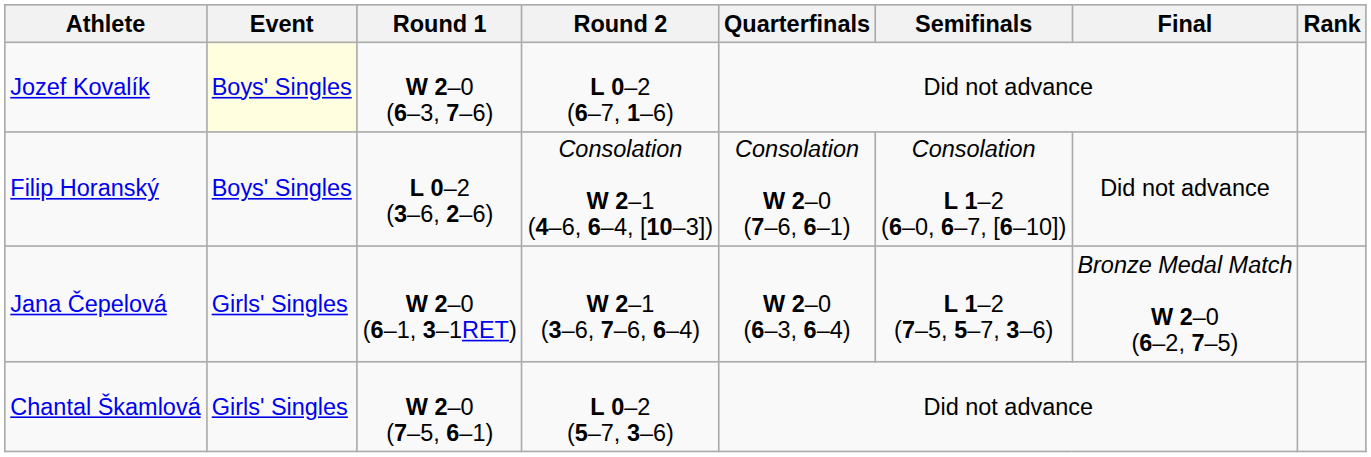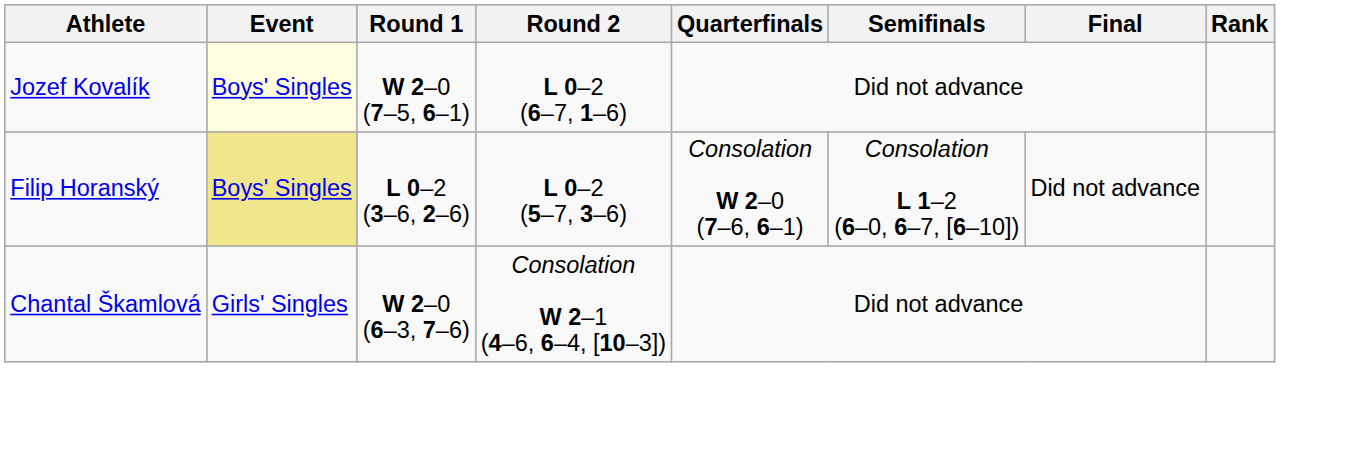(440, 100) W 2–0 (6–3, 7–6) -> (416, 100) W 2–0 (7–5, 6–1)
(282, 189) no background -> (282, 189) khaki background
(620, 189) Consolation W 2–1 (4–6, 6–4, [10–3]) -> (573, 202) L 0–2 (5–7, 3–6)
- row: (89, 305)
(440, 420) W 2–0 (7–5, 6–1) -> (416, 318) W 2–0 (6–3, 7–6)
(620, 420) L 0–2 (5–7, 3–6) -> (573, 305) Consolation W 2–1 (4–6, 6–4, [10–3])
